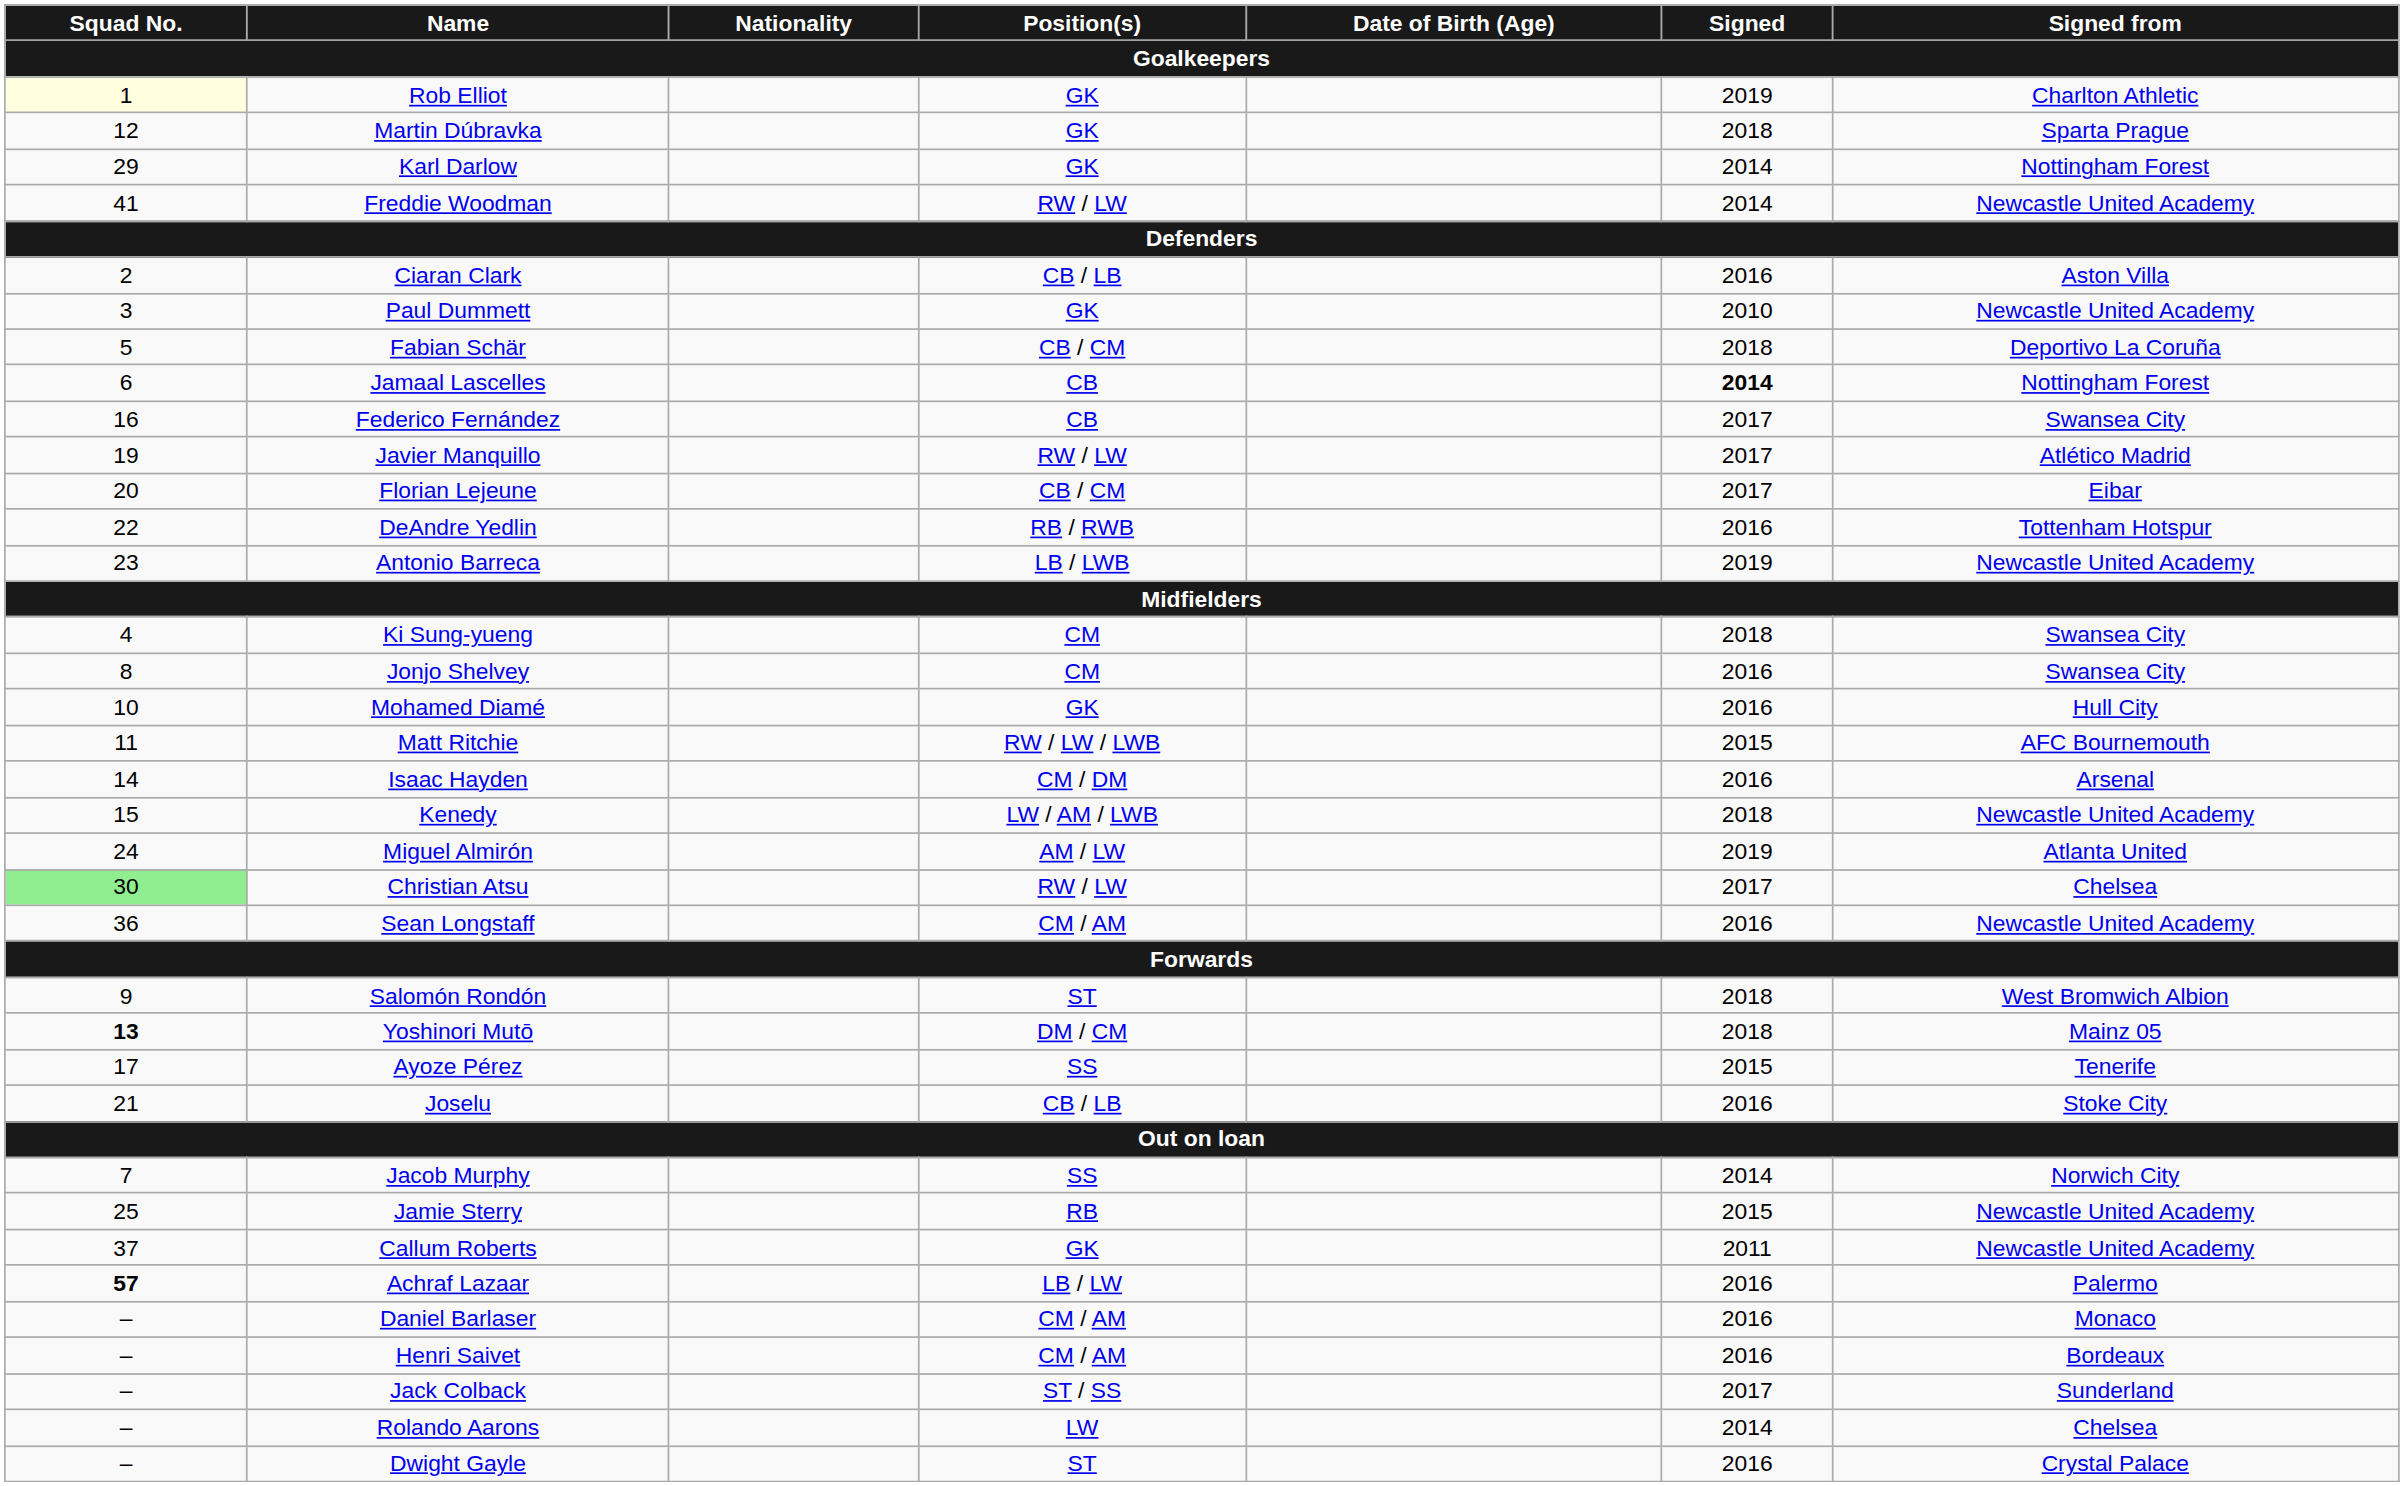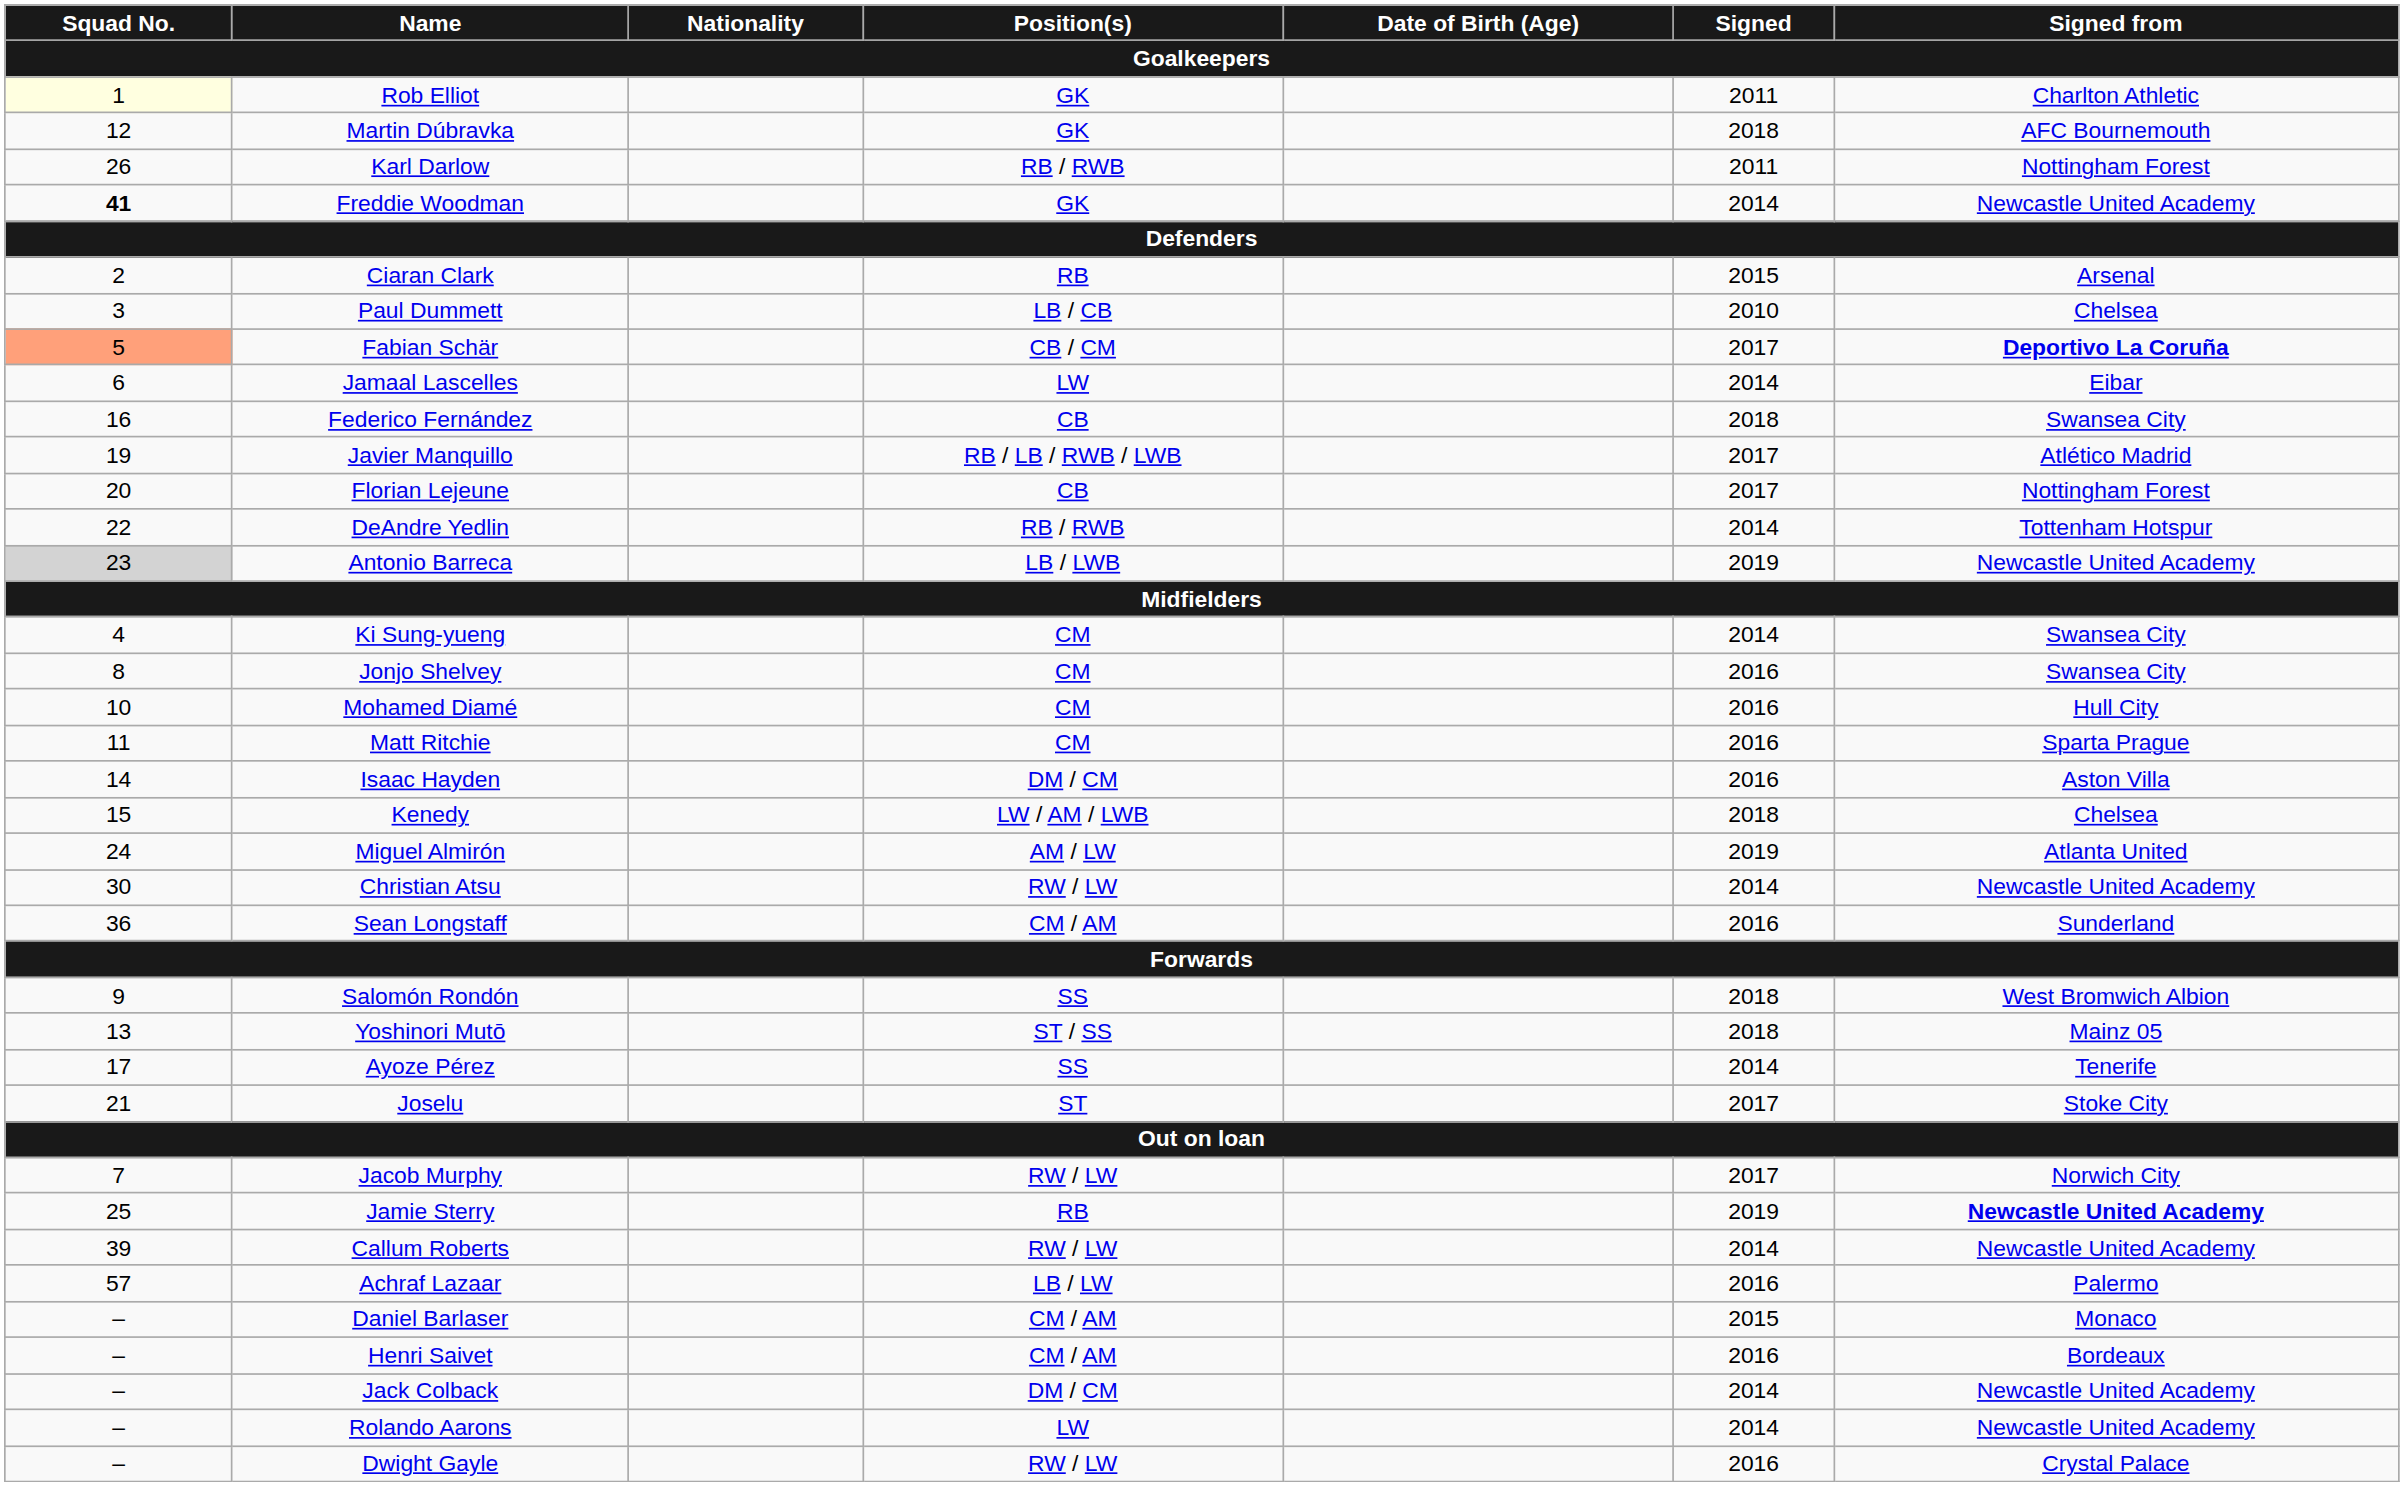(1747, 94) 2019 -> (1754, 94) 2011
(2115, 130) Sparta Prague -> (2116, 130) AFC Bournemouth
(126, 167) 29 -> (119, 167) 26
(1082, 167) GK -> (1073, 167) RB / RWB
(1747, 167) 2014 -> (1754, 167) 2011
(126, 203) normal -> (119, 203) bold
(1082, 203) RW / LW -> (1073, 203) GK
(1082, 275) CB / LB -> (1073, 275) RB
(1747, 275) 2016 -> (1754, 275) 2015
(2115, 275) Aston Villa -> (2116, 275) Arsenal
(1082, 311) GK -> (1073, 311) LB / CB
(2115, 311) Newcastle United Academy -> (2116, 311) Chelsea
(126, 347) no background -> (119, 347) lightsalmon background
(1747, 347) 2018 -> (1754, 347) 2017
(2115, 347) normal -> (2116, 347) bold
(1082, 383) CB -> (1073, 383) LW
(1747, 383) bold -> (1754, 383) normal
(2115, 383) Nottingham Forest -> (2116, 383) Eibar
(1747, 419) 2017 -> (1754, 419) 2018
(1082, 455) RW / LW -> (1073, 455) RB / LB / RWB / LWB
(1082, 491) CB / CM -> (1073, 491) CB
(2115, 491) Eibar -> (2116, 491) Nottingham Forest
(1747, 527) 2016 -> (1754, 527) 2014
(126, 563) no background -> (119, 563) lightgrey background
(1747, 635) 2018 -> (1754, 635) 2014
(1082, 707) GK -> (1073, 707) CM
(1082, 743) RW / LW / LWB -> (1073, 743) CM
(1747, 743) 2015 -> (1754, 743) 2016
(2115, 743) AFC Bournemouth -> (2116, 743) Sparta Prague
(1082, 779) CM / DM -> (1073, 779) DM / CM
(2115, 779) Arsenal -> (2116, 779) Aston Villa
(2115, 815) Newcastle United Academy -> (2116, 815) Chelsea
(126, 887) lightgreen background -> (119, 887) no background
(1747, 887) 2017 -> (1754, 887) 2014
(2115, 887) Chelsea -> (2116, 887) Newcastle United Academy
(2115, 923) Newcastle United Academy -> (2116, 923) Sunderland
(1082, 995) ST -> (1073, 995) SS
(126, 1031) bold -> (119, 1031) normal
(1082, 1031) DM / CM -> (1073, 1031) ST / SS
(1747, 1067) 2015 -> (1754, 1067) 2014
(1082, 1103) CB / LB -> (1073, 1103) ST
(1747, 1103) 2016 -> (1754, 1103) 2017
(1082, 1175) SS -> (1073, 1175) RW / LW
(1747, 1175) 2014 -> (1754, 1175) 2017
(1747, 1211) 2015 -> (1754, 1211) 2019
(2115, 1211) normal -> (2116, 1211) bold
(126, 1247) 37 -> (119, 1247) 39
(1082, 1247) GK -> (1073, 1247) RW / LW
(1747, 1247) 2011 -> (1754, 1247) 2014
(126, 1283) bold -> (119, 1283) normal
(1747, 1319) 2016 -> (1754, 1319) 2015
(1082, 1391) ST / SS -> (1073, 1391) DM / CM
(1747, 1391) 2017 -> (1754, 1391) 2014
(2115, 1391) Sunderland -> (2116, 1391) Newcastle United Academy
(2115, 1427) Chelsea -> (2116, 1427) Newcastle United Academy
(1082, 1463) ST -> (1073, 1463) RW / LW
